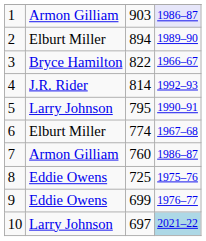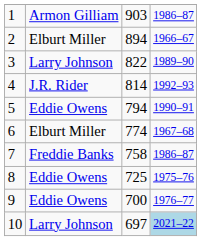(178, 16) lavender background -> (174, 16) no background
(178, 39) 1989–90 -> (174, 39) 1966–67
(76, 62) Bryce Hamilton -> (71, 62) Larry Johnson
(178, 62) 1966–67 -> (174, 62) 1989–90
(71, 108) Larry Johnson -> (68, 108) Eddie Owens
(140, 108) 795 -> (136, 108) 794
(74, 154) Armon Gilliam -> (71, 154) Freddie Banks
(140, 154) 760 -> (136, 154) 758
(140, 200) 699 -> (136, 200) 700
